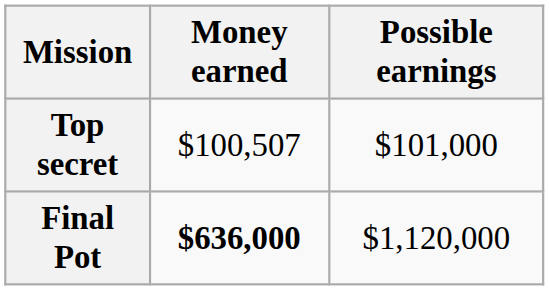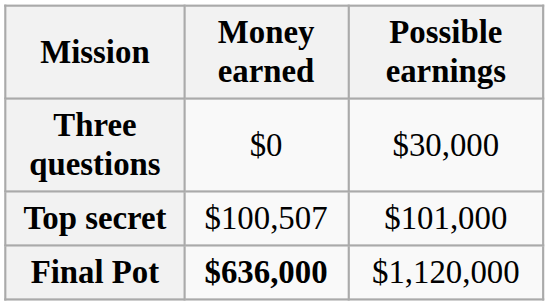+ row: (95, 144)
